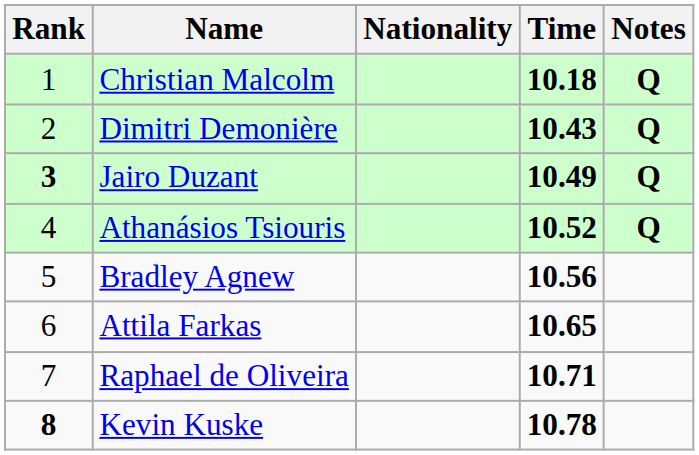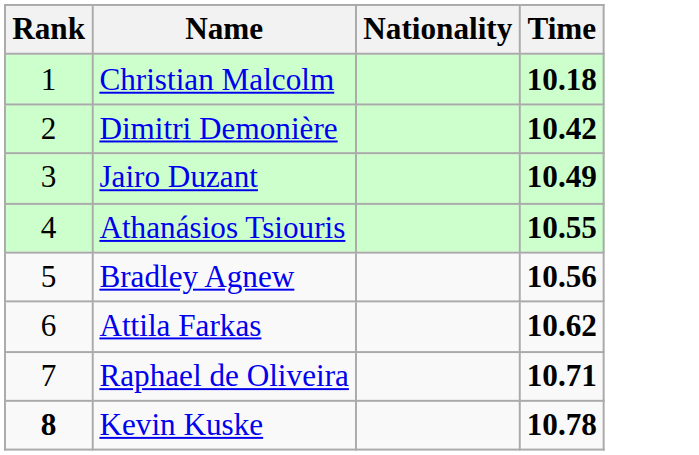- column: (649, 29)
(562, 128) 10.43 -> (562, 128) 10.42
(49, 177) bold -> (49, 177) normal
(562, 227) 10.52 -> (562, 227) 10.55
(562, 326) 10.65 -> (562, 326) 10.62
